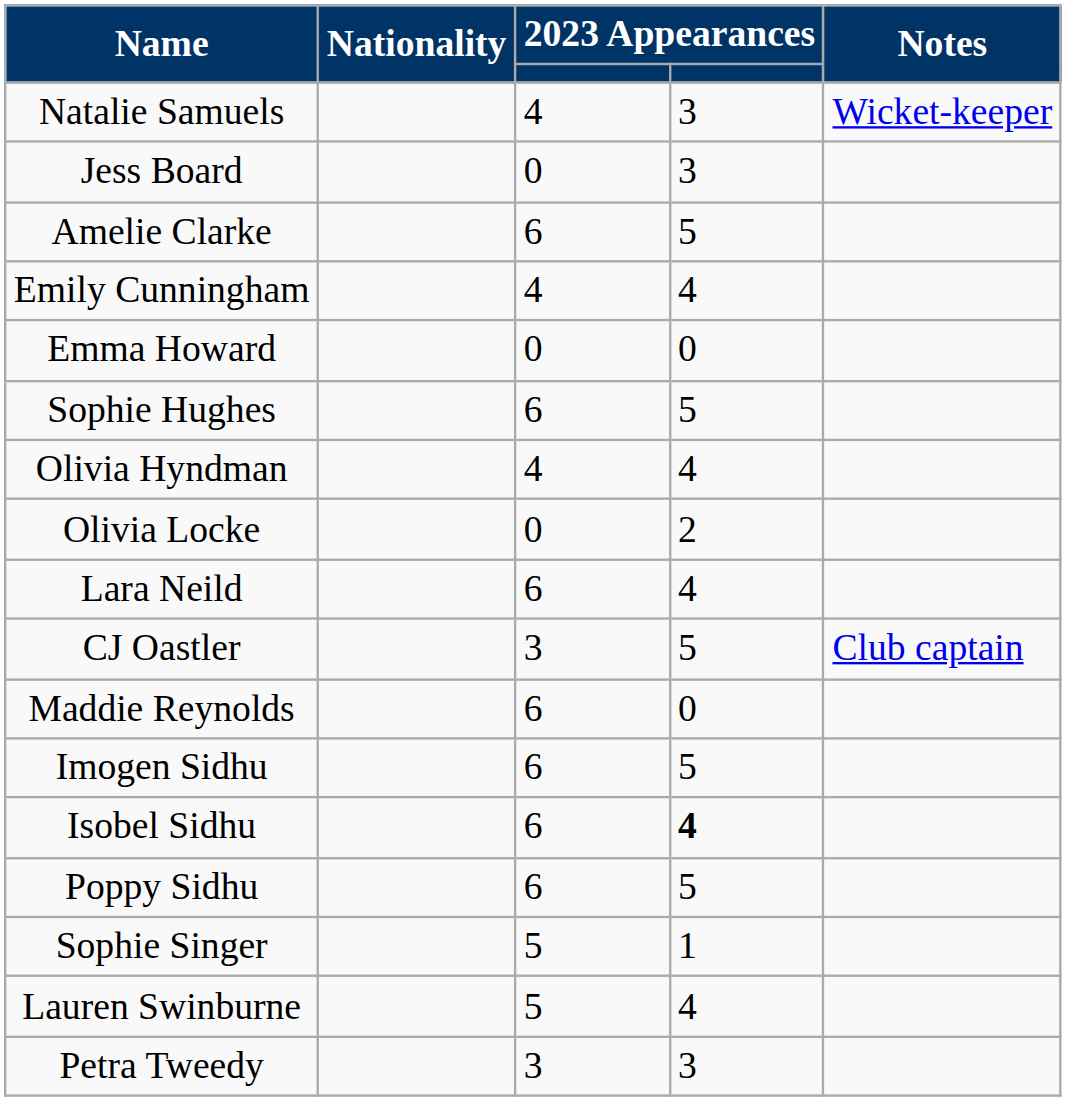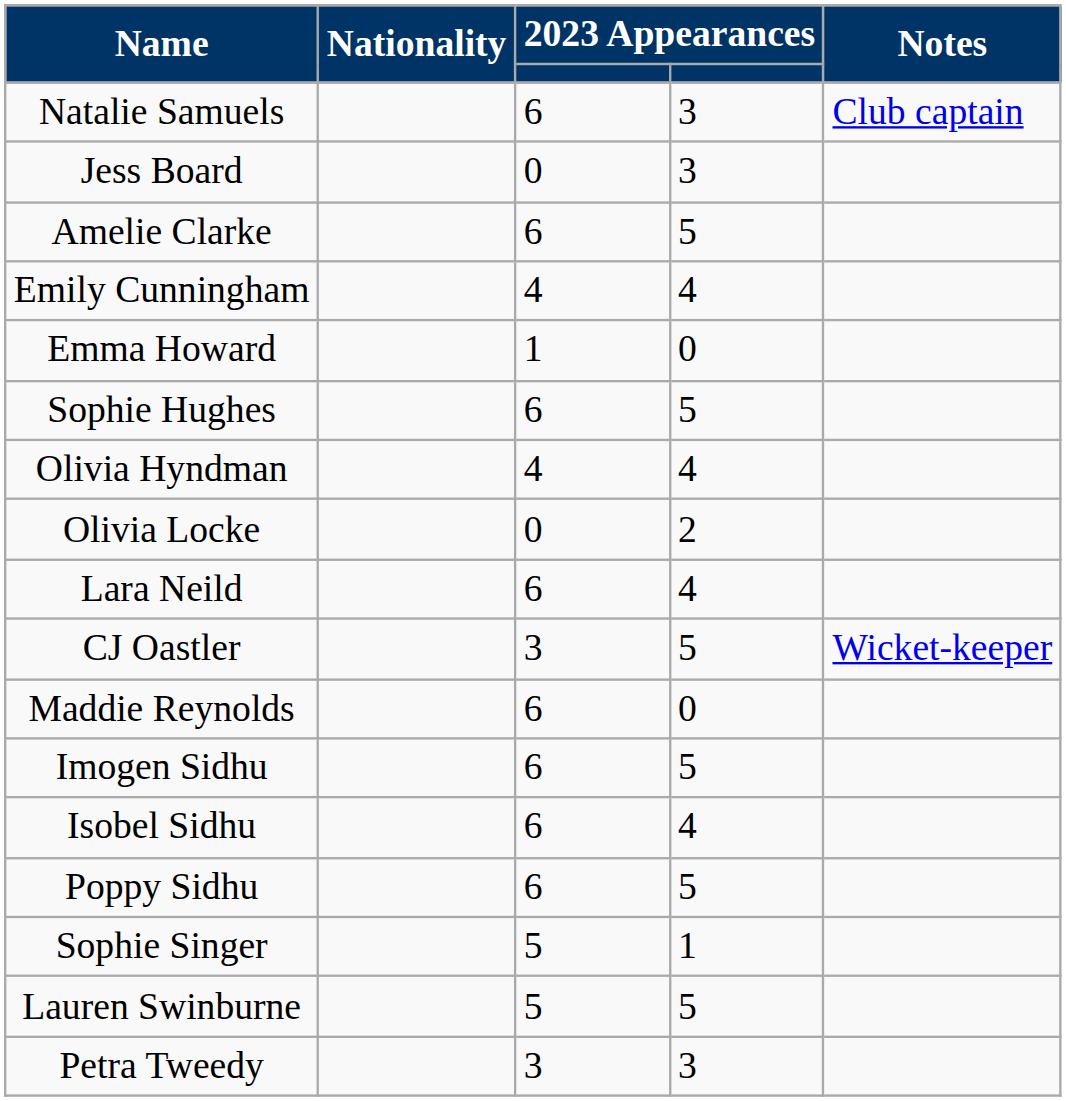(533, 111) 4 -> (533, 111) 6
(942, 111) Wicket-keeper -> (928, 111) Club captain
(533, 349) 0 -> (533, 349) 1
(928, 647) Club captain -> (942, 647) Wicket-keeper
(688, 826) bold -> (688, 826) normal
(688, 1005) 4 -> (688, 1005) 5
